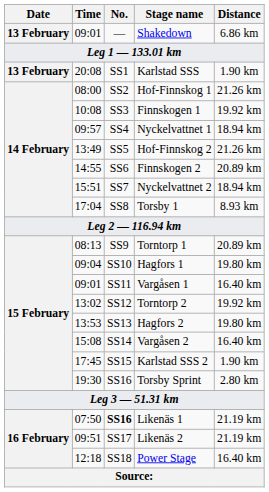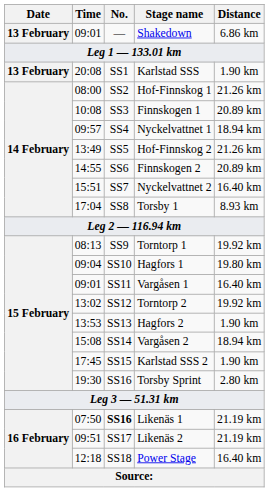(239, 110) 19.92 km -> (239, 110) 20.89 km
(239, 187) 18.94 km -> (239, 187) 16.40 km
(239, 245) 20.89 km -> (239, 245) 19.92 km
(239, 322) 19.80 km -> (239, 322) 1.90 km
(239, 341) 16.40 km -> (239, 341) 18.94 km
